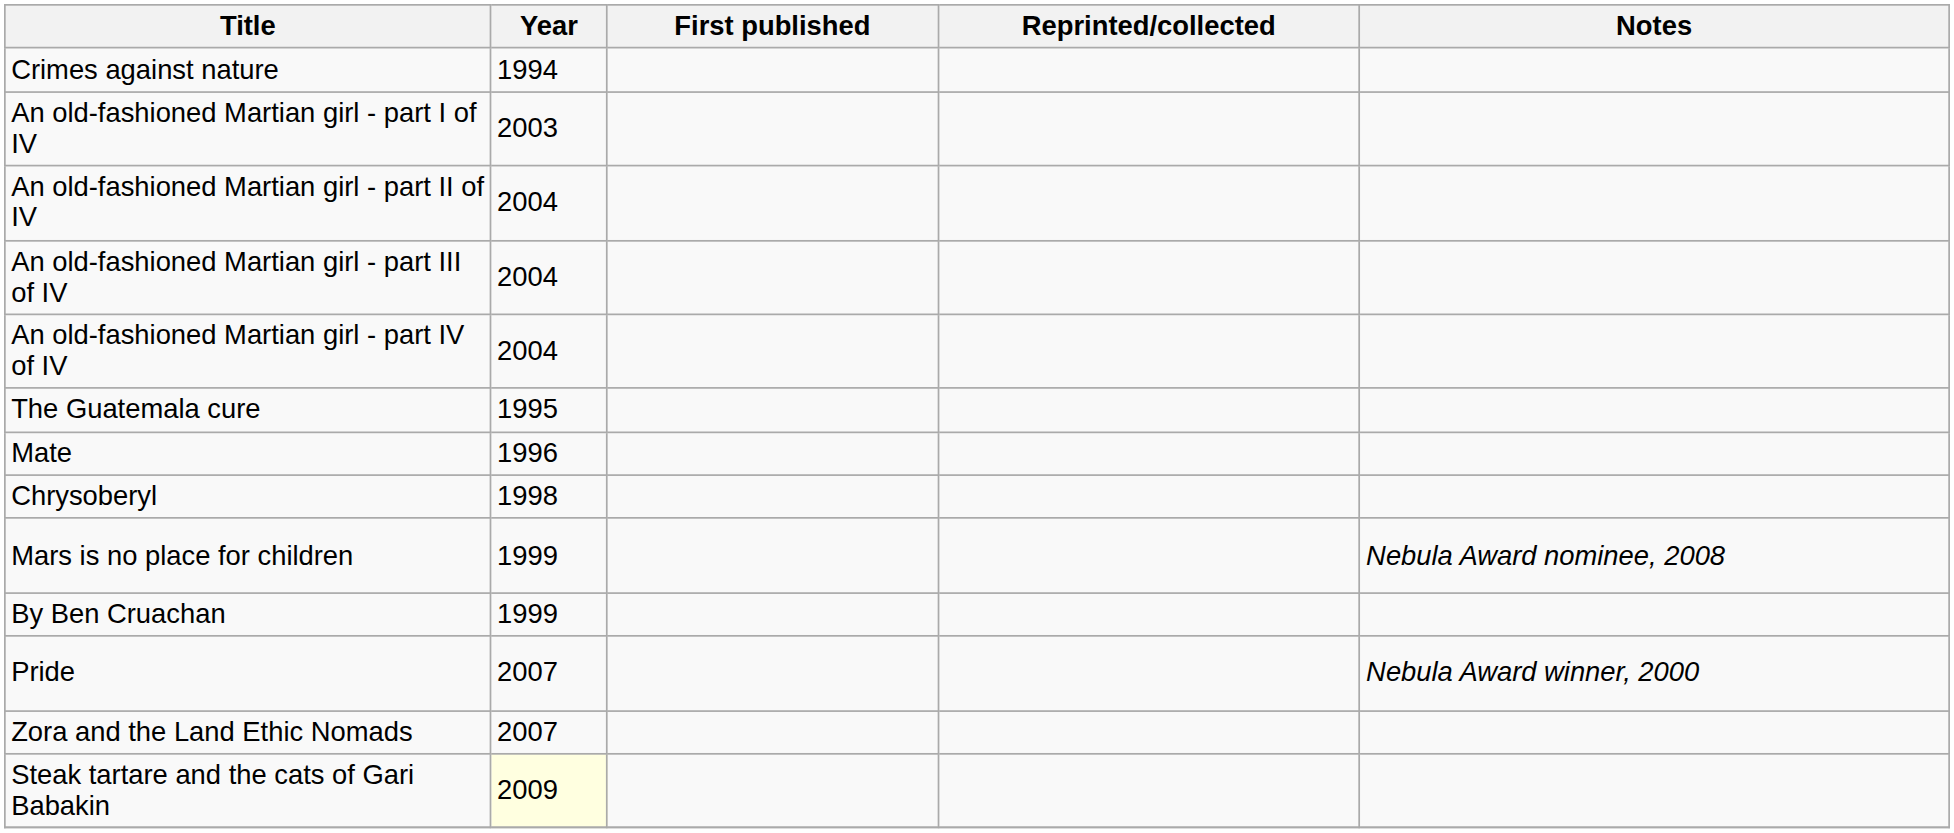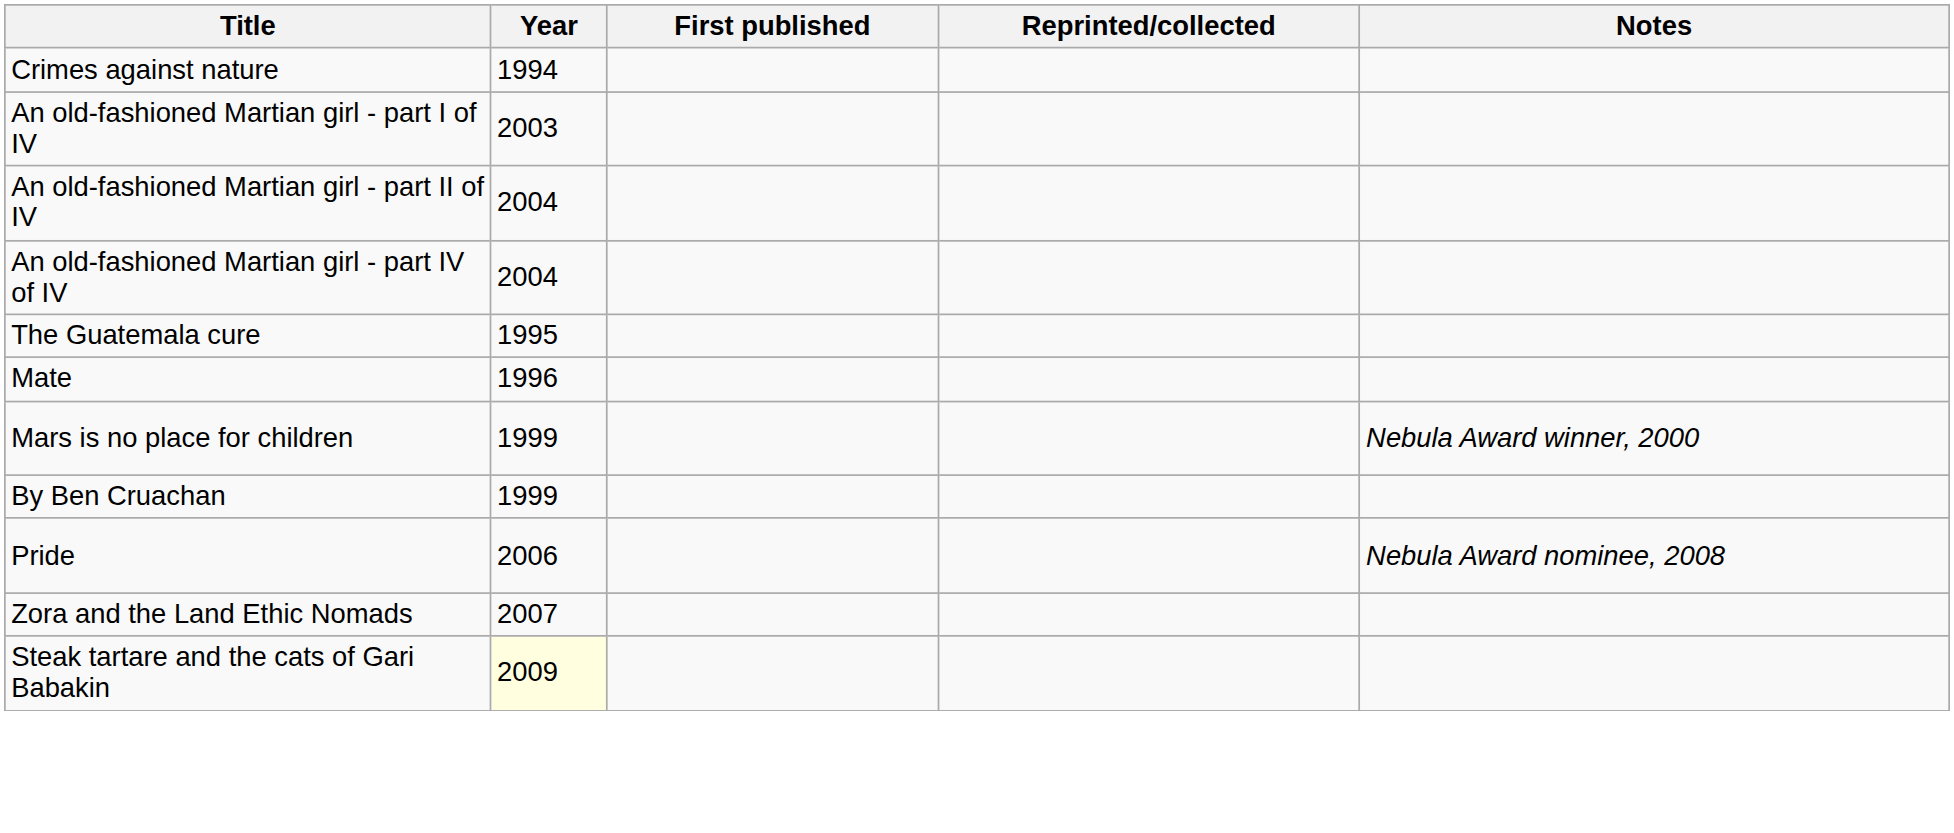- row: (236, 276)
- row: (84, 496)
(1546, 555) Nebula Award nominee, 2008 -> (1533, 437) Nebula Award winner, 2000
(527, 672) 2007 -> (527, 555) 2006
(1533, 672) Nebula Award winner, 2000 -> (1546, 555) Nebula Award nominee, 2008
